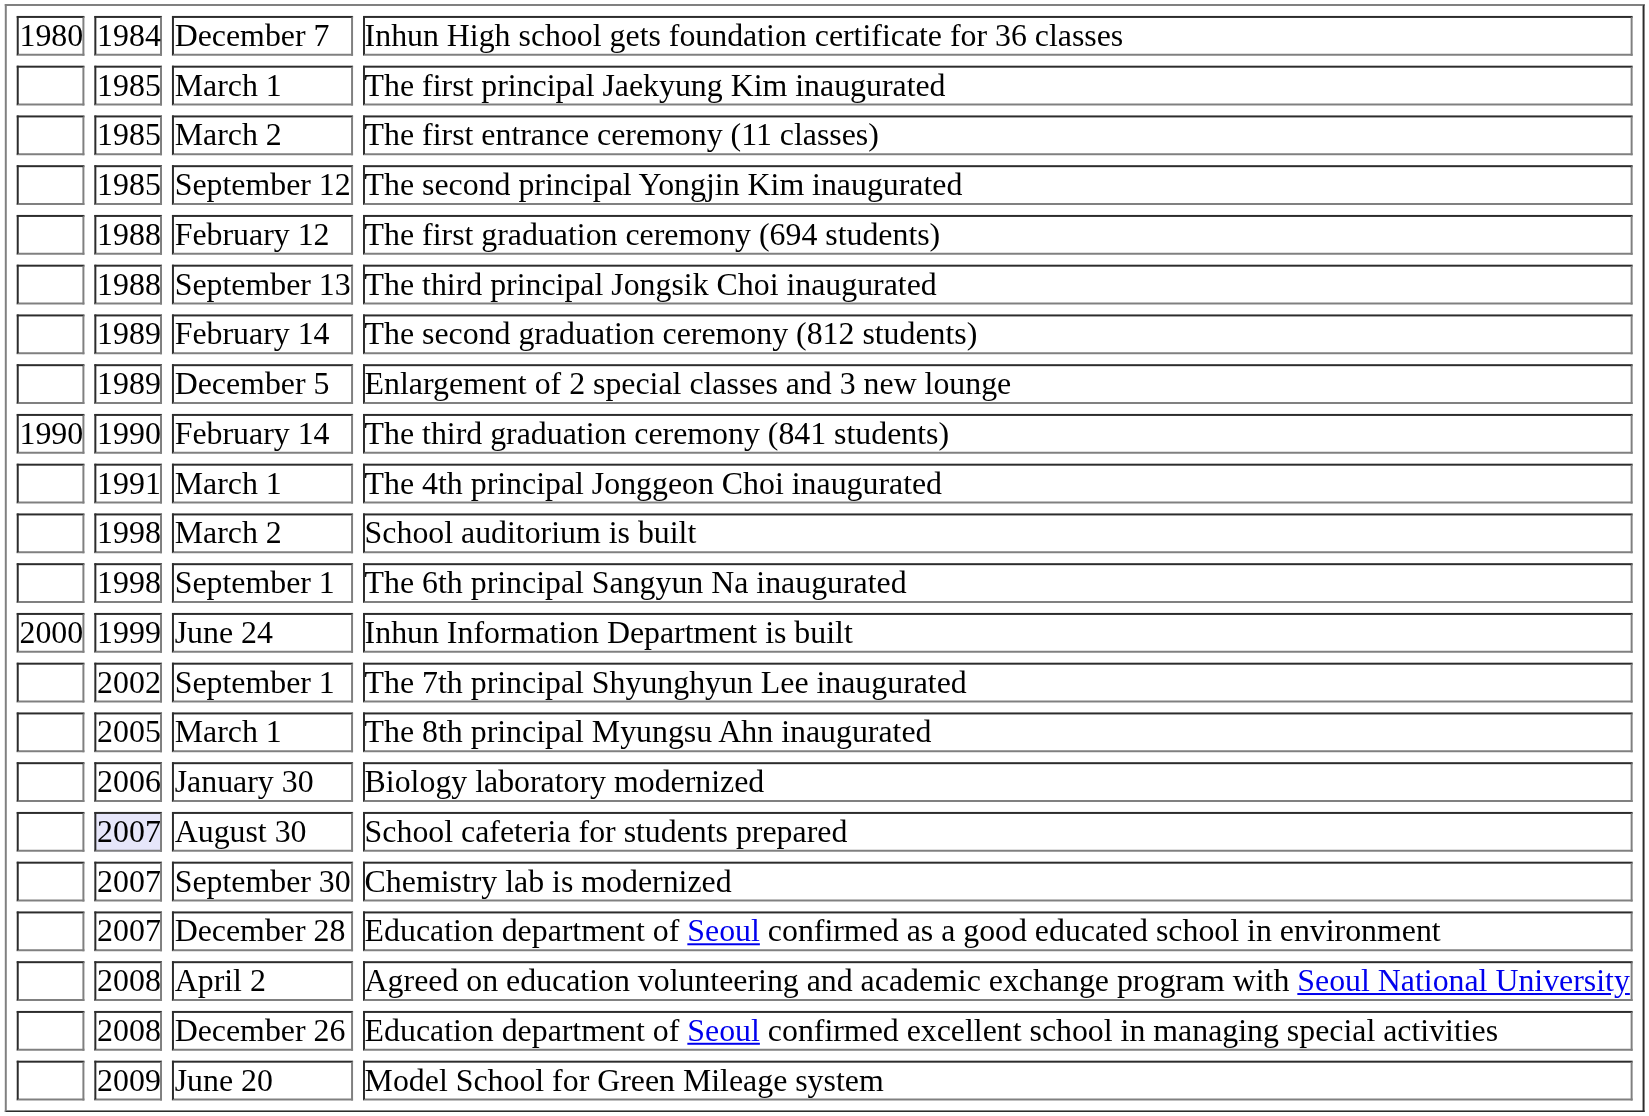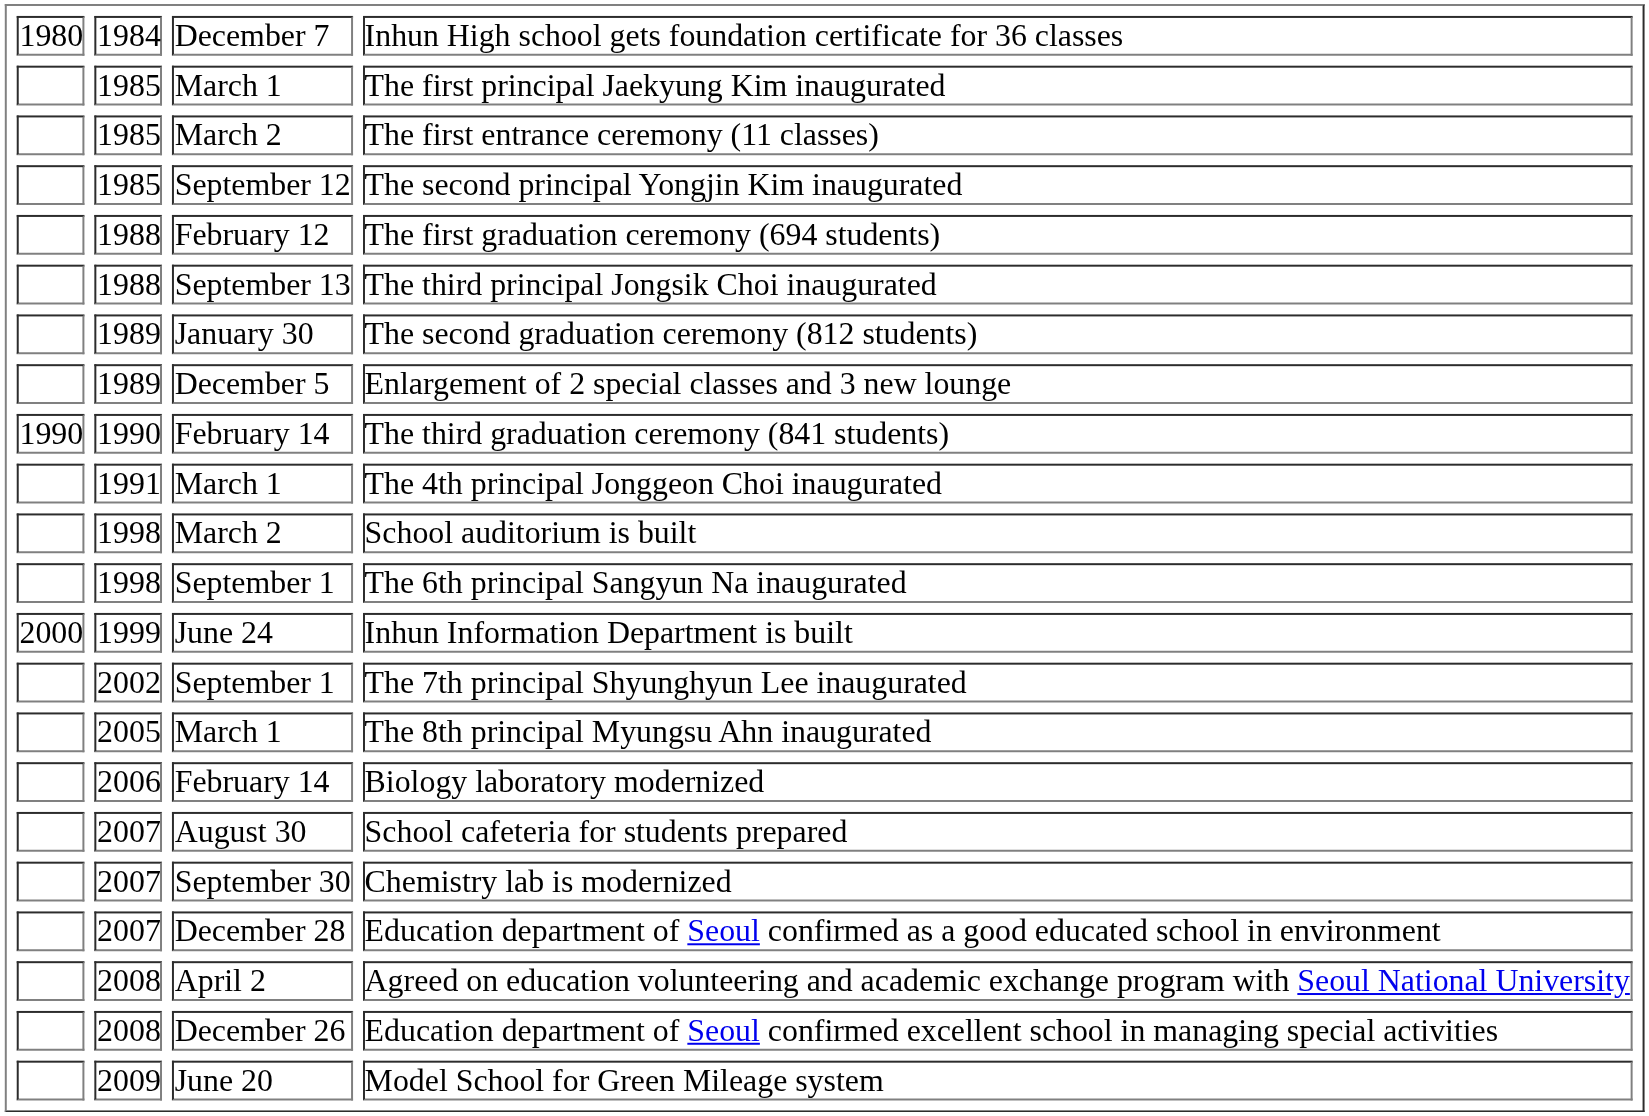(252, 333) February 14 -> (244, 333) January 30
(244, 781) January 30 -> (252, 781) February 14
(129, 831) lavender background -> (129, 831) no background
